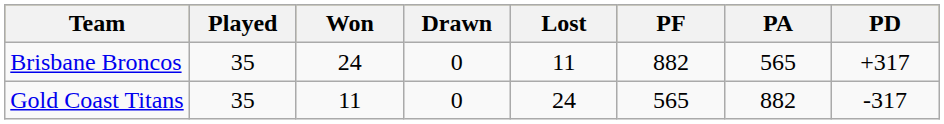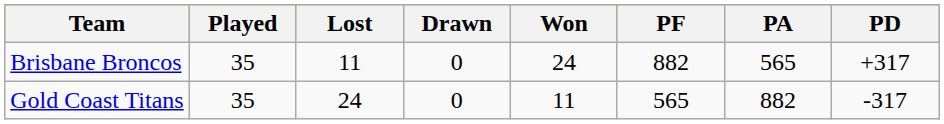columns swapped: (350, 23) <-> (564, 23)
